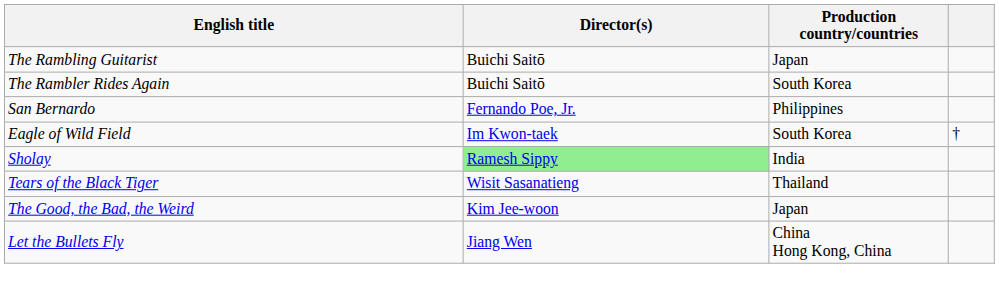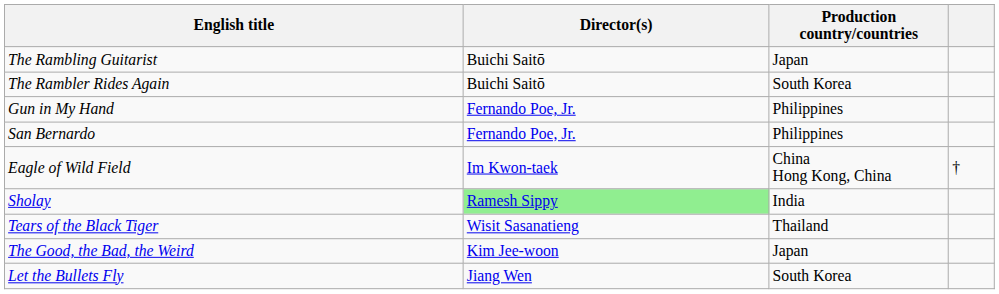+ row: (61, 109)
(812, 134) South Korea -> (832, 167) China Hong Kong, China
(832, 242) China Hong Kong, China -> (812, 276) South Korea
